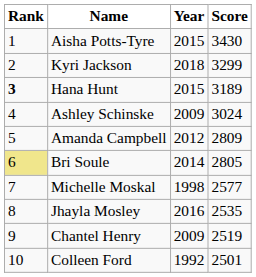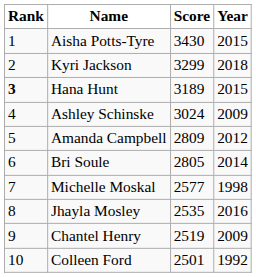columns swapped: (230, 16) <-> (189, 16)
(12, 162) khaki background -> (12, 162) no background
